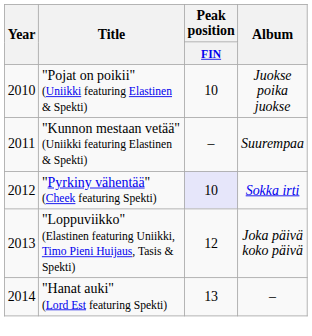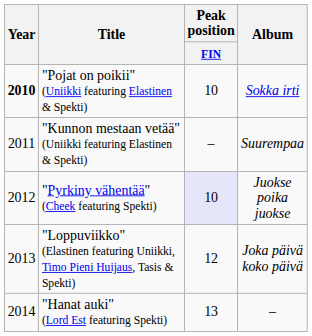(22, 91) normal -> (22, 91) bold
(273, 91) Juokse poika juokse -> (273, 91) Sokka irti
(273, 189) Sokka irti -> (273, 197) Juokse poika juokse
